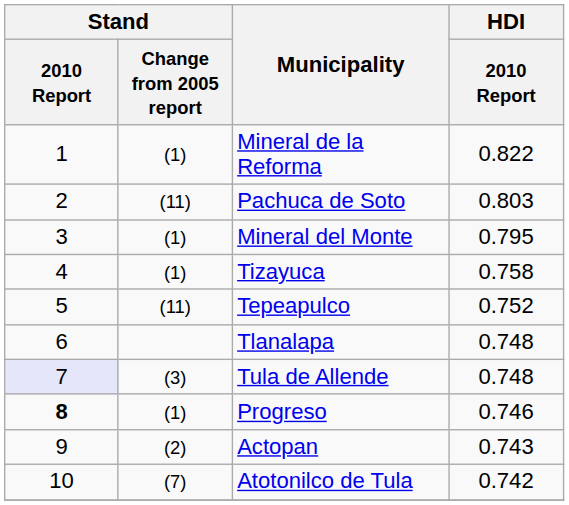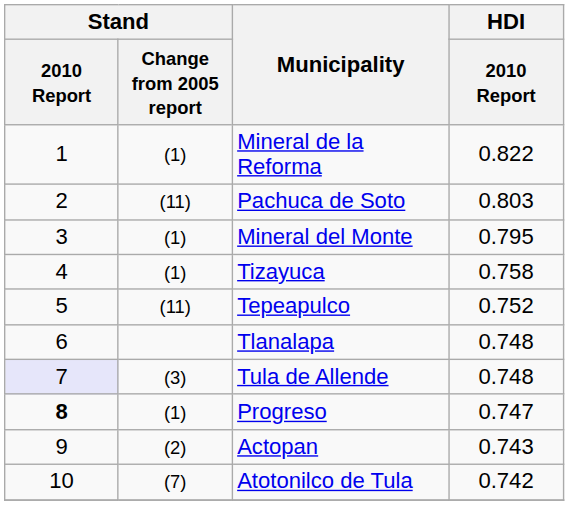(506, 411) 0.746 -> (506, 411) 0.747
